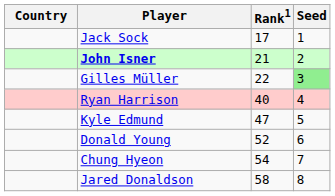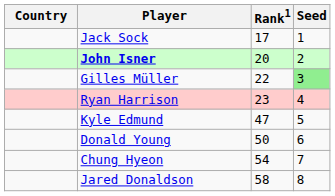(262, 59) 21 -> (262, 59) 20
(262, 99) 40 -> (262, 99) 23
(262, 140) 52 -> (262, 140) 50
